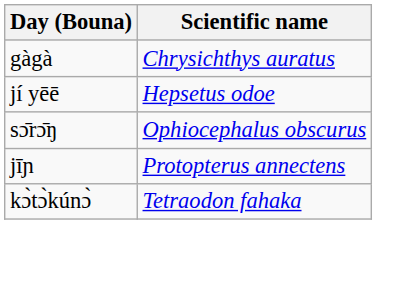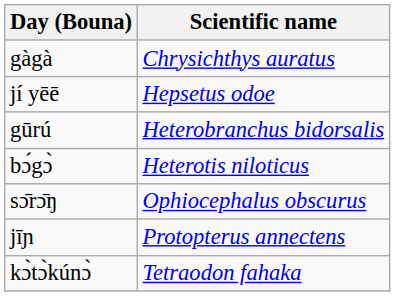+ row: (31, 129)
+ row: (31, 165)
